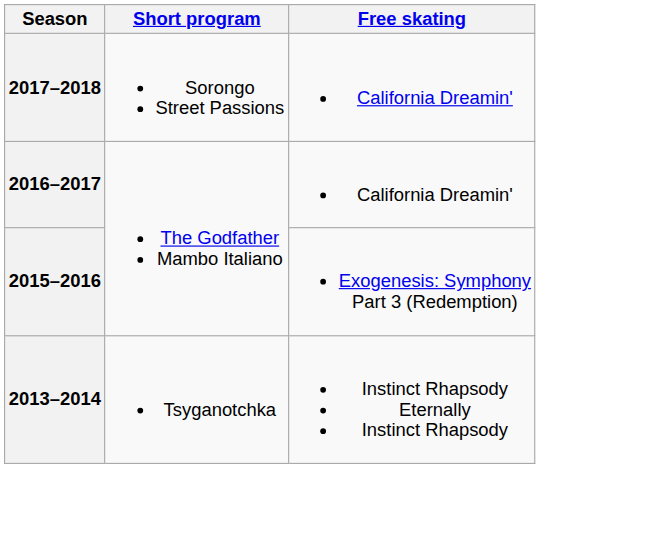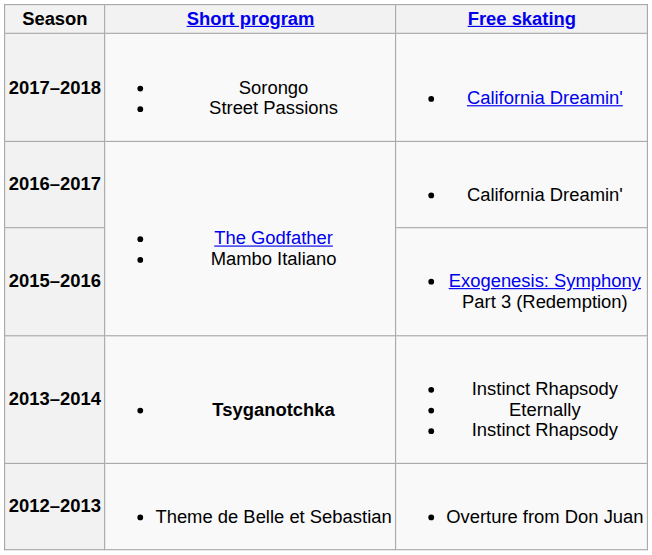(197, 410) normal -> (251, 410) bold
+ row: (55, 506)
